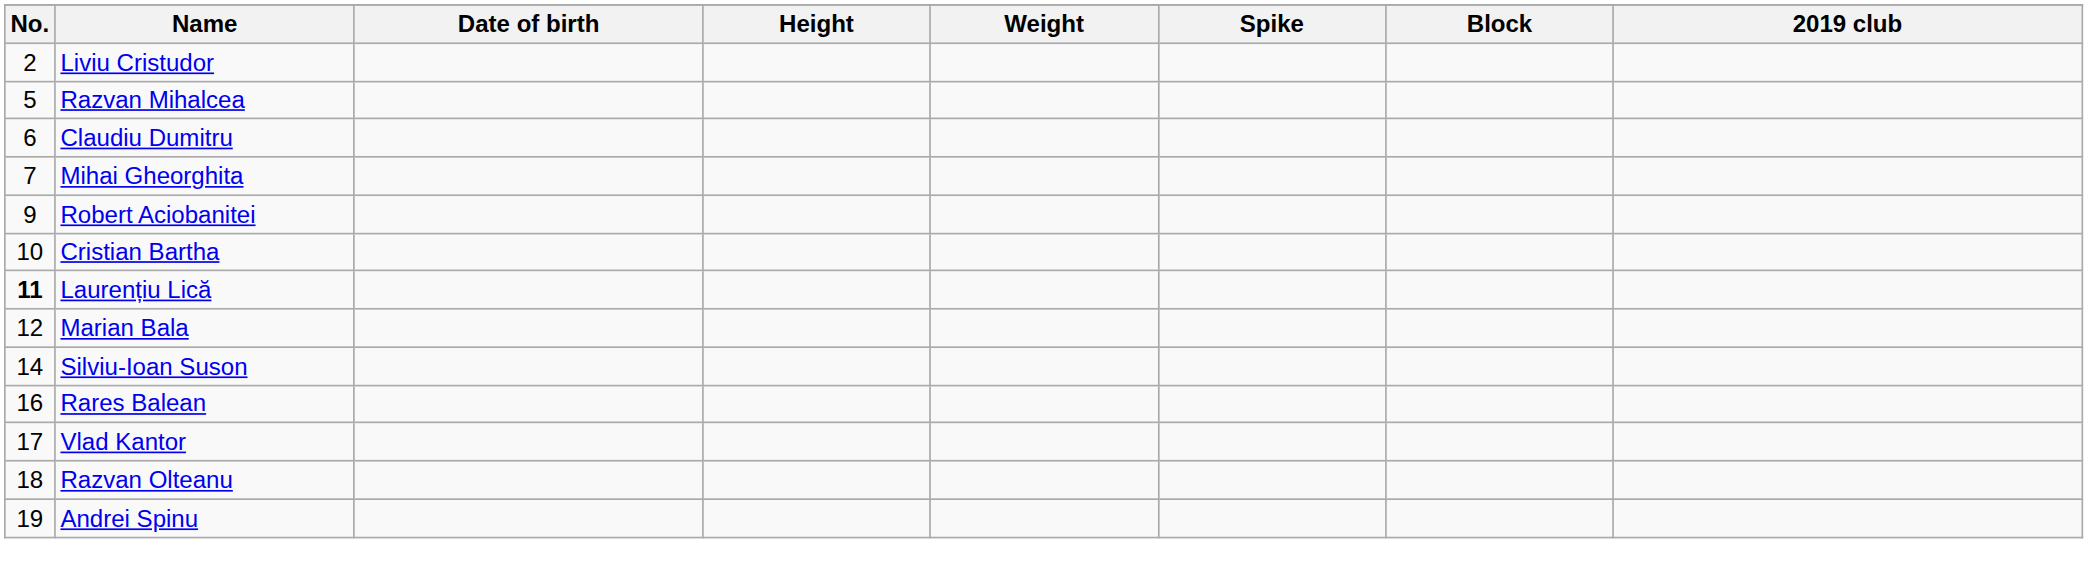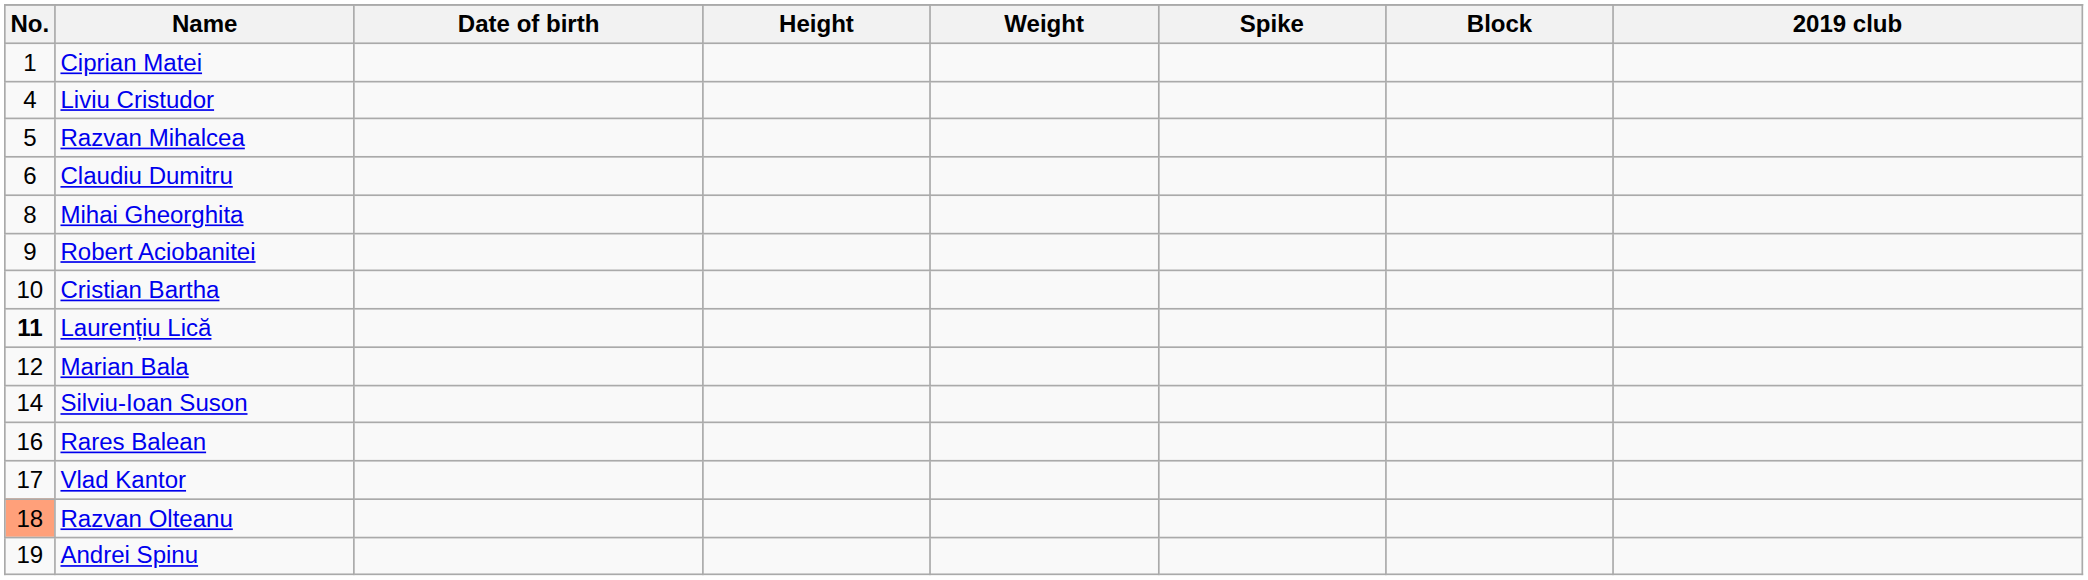+ row: (131, 62)
(30, 62) 2 -> (30, 100) 4
(30, 176) 7 -> (30, 214) 8
(30, 480) no background -> (30, 518) lightsalmon background
